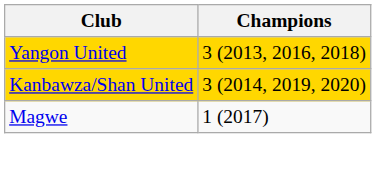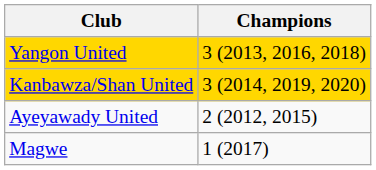+ row: (84, 116)
